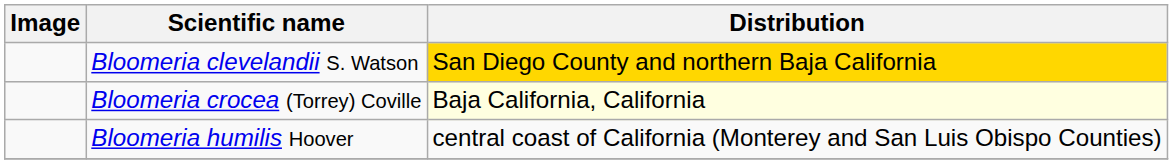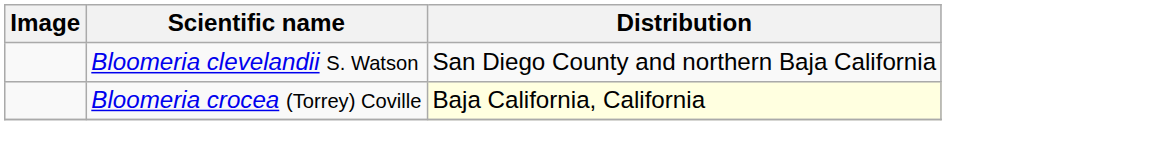(684, 61) gold background -> (684, 61) no background
- row: (222, 138)
